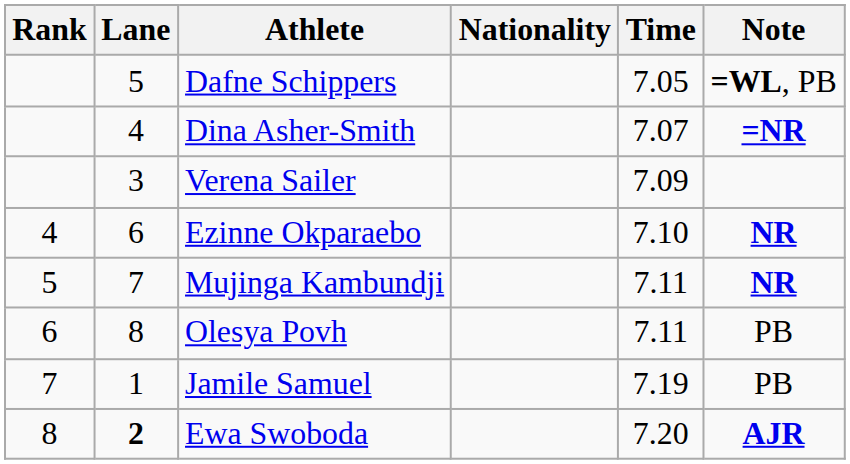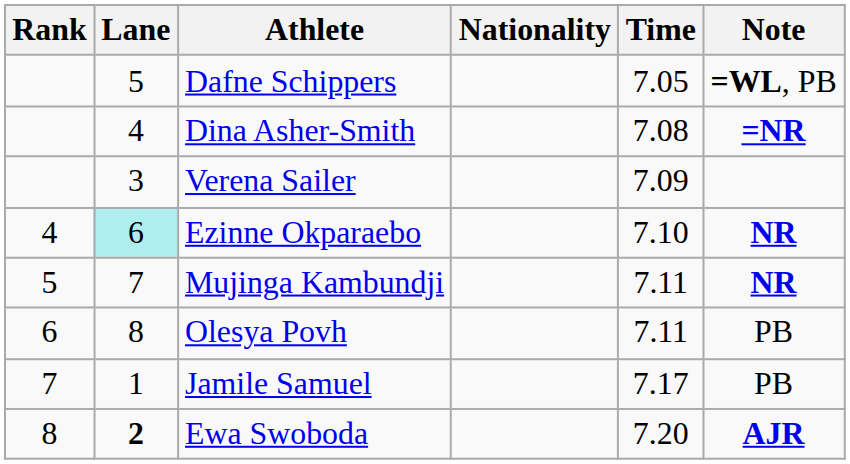(661, 130) 7.07 -> (661, 130) 7.08
(136, 231) no background -> (136, 231) paleturquoise background
(661, 383) 7.19 -> (661, 383) 7.17
